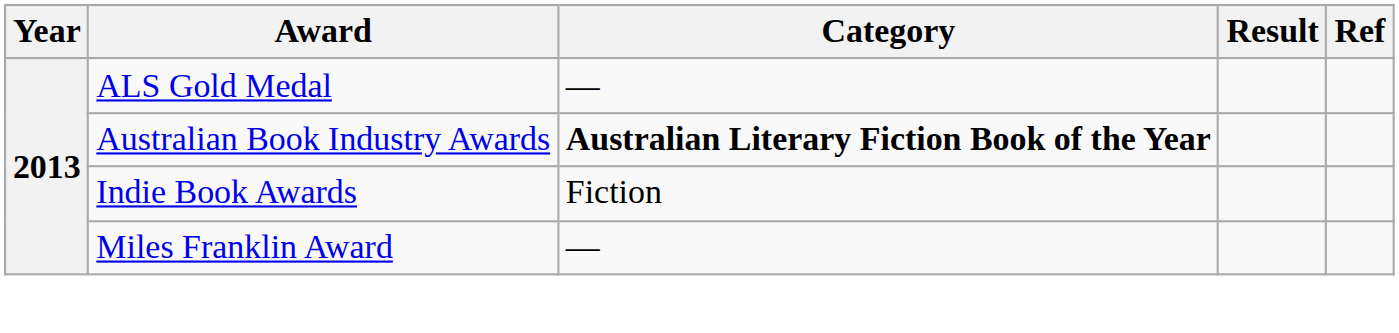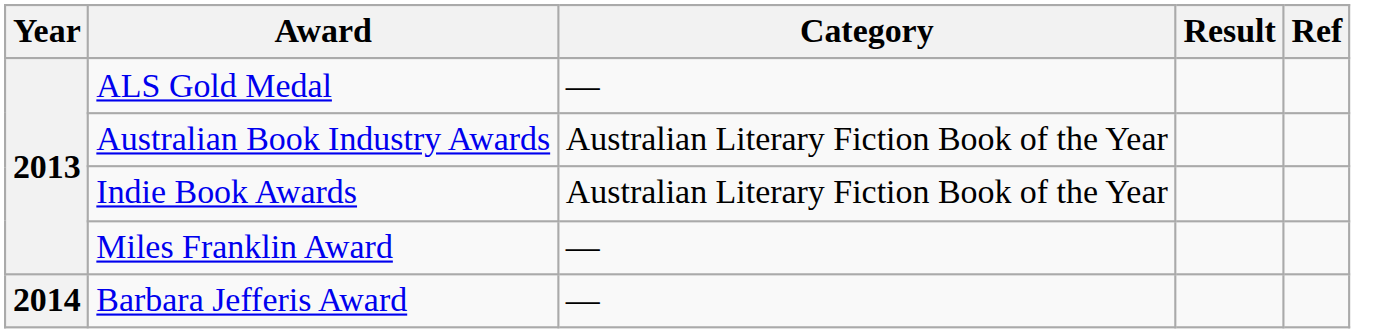(888, 138) bold -> (867, 138) normal
(614, 192) Fiction -> (867, 192) Australian Literary Fiction Book of the Year
+ row: (252, 300)
